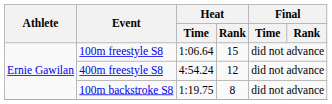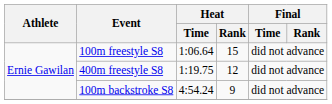(196, 71) 4:54.24 -> (196, 71) 1:19.75
(196, 90) 1:19.75 -> (196, 90) 4:54.24
(232, 90) 8 -> (232, 90) 9
